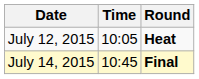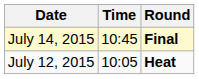rows swapped: (51, 39) <-> (51, 62)
